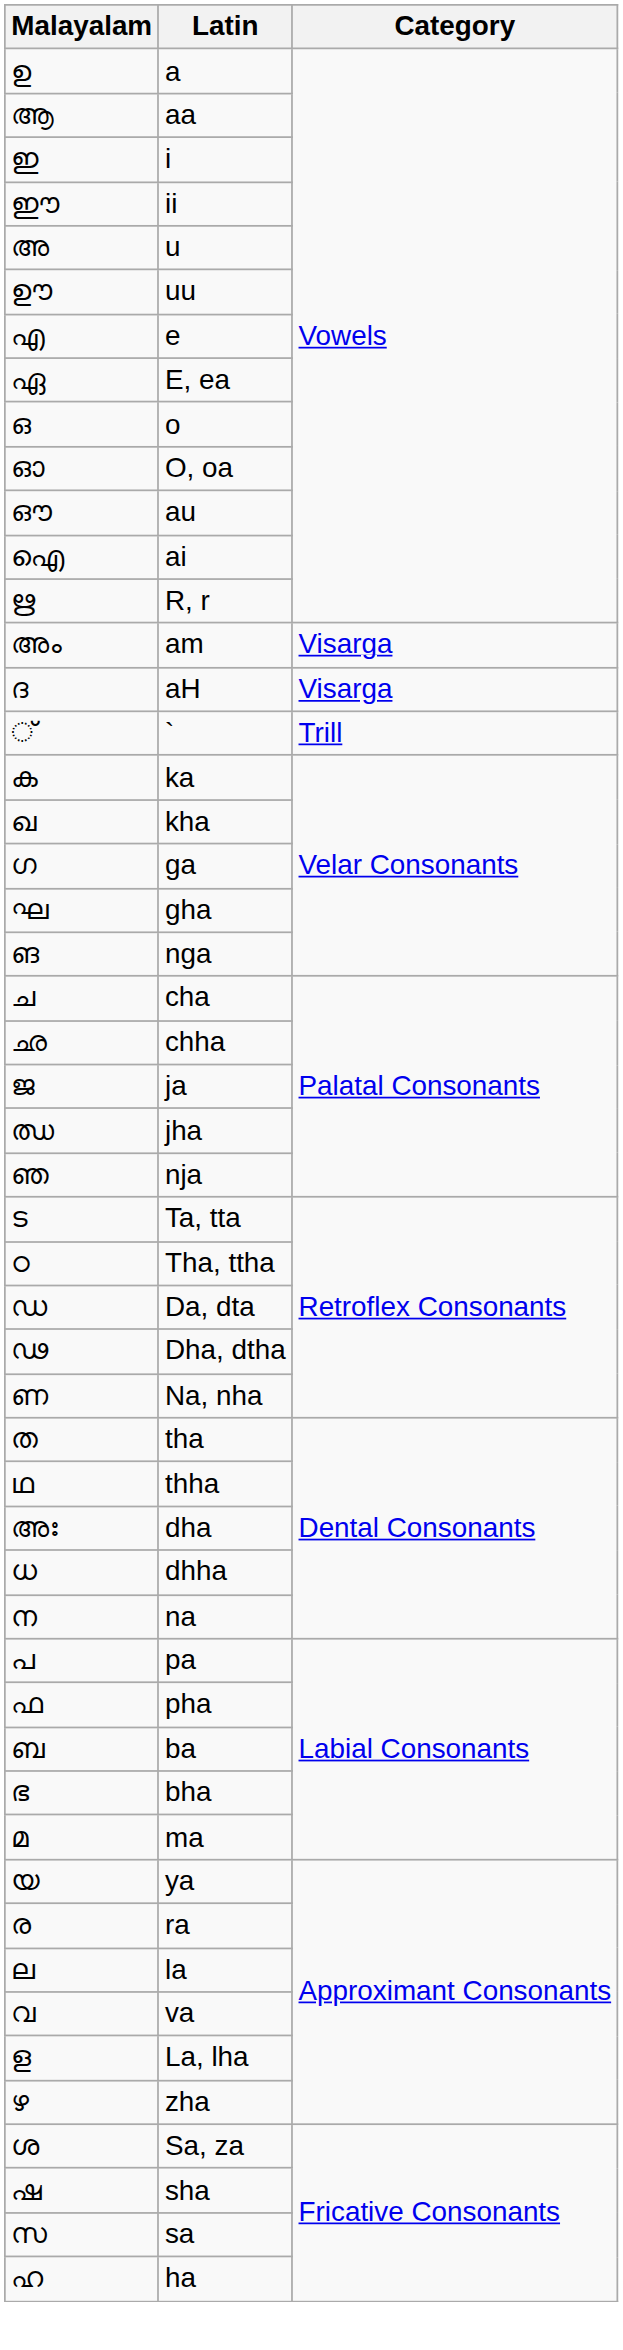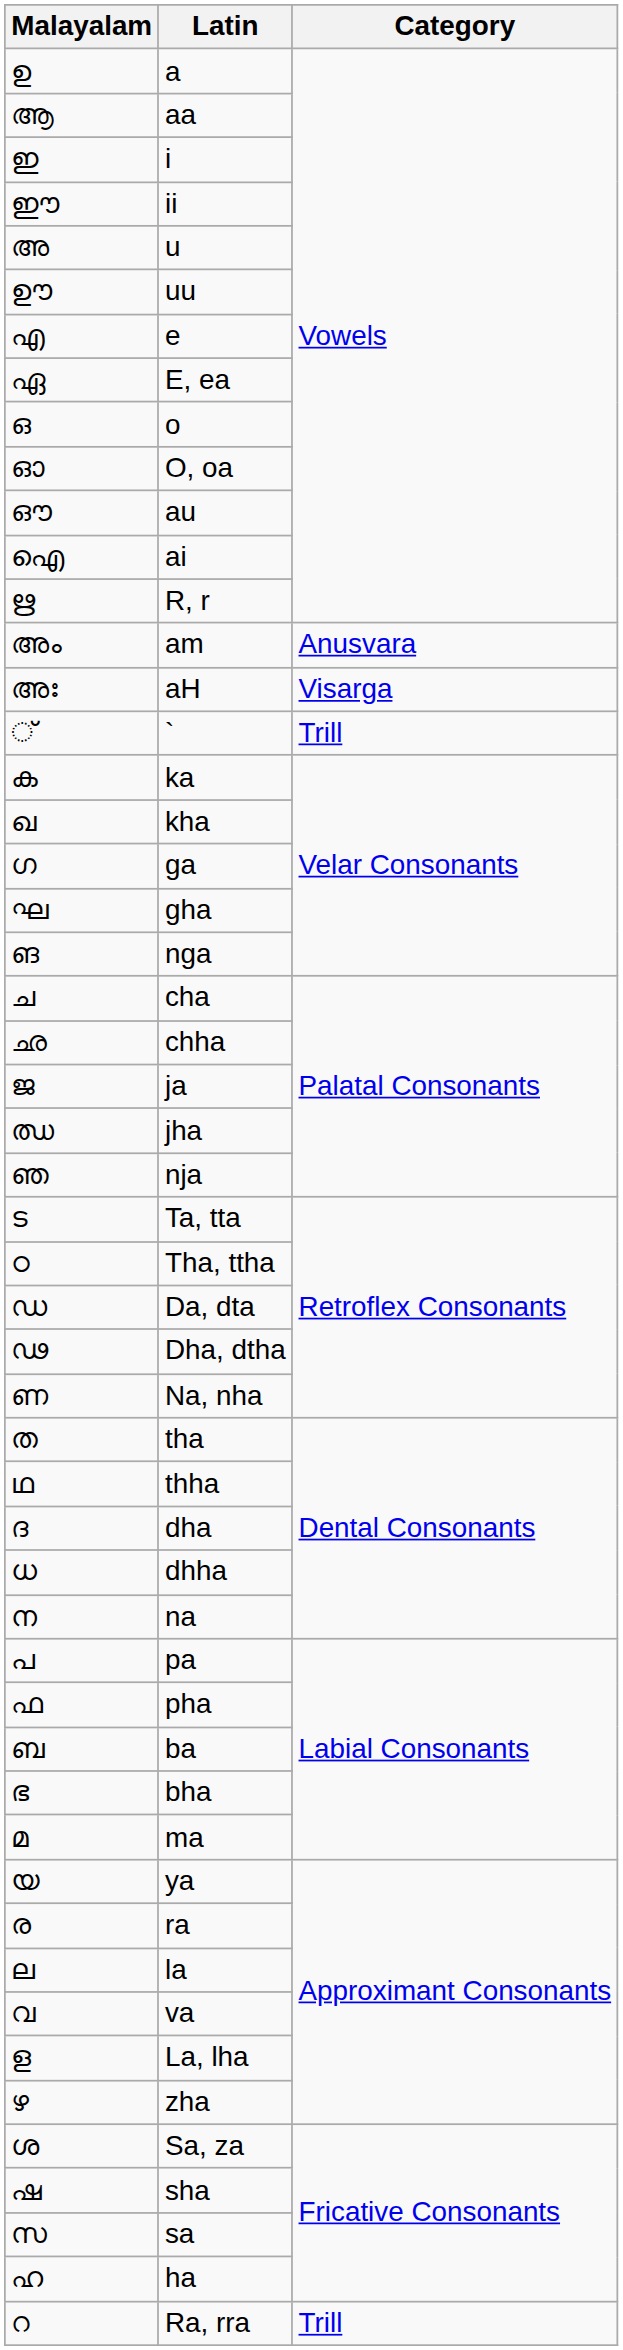(345, 644) Visarga -> (357, 644) Anusvara
(20, 688) ദ -> (34, 688) അഃ
(34, 1527) അഃ -> (20, 1527) ദ
+ row: (207, 2322)
